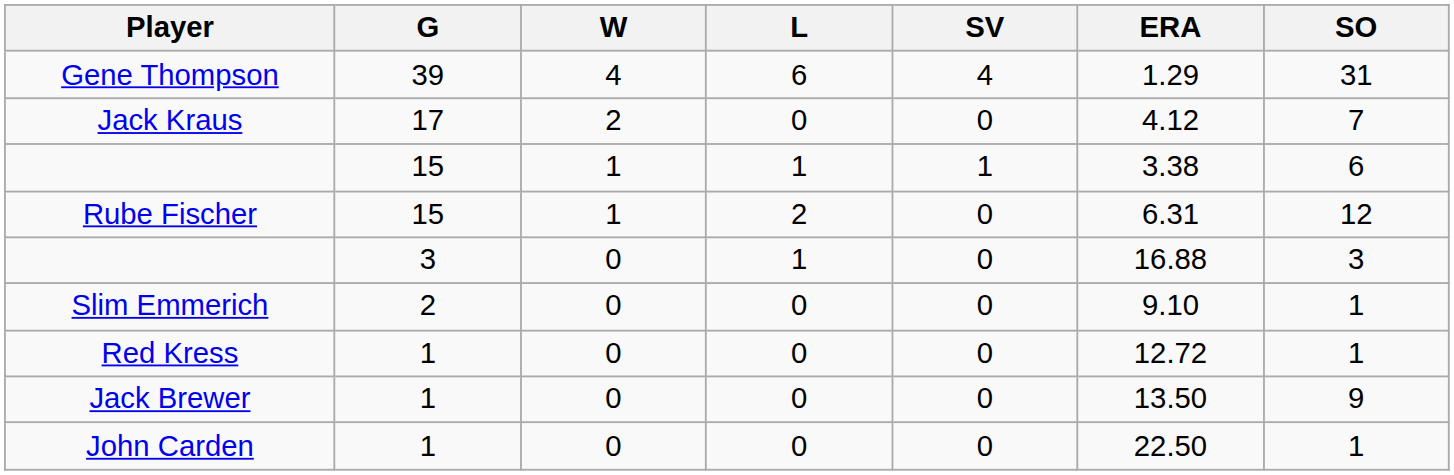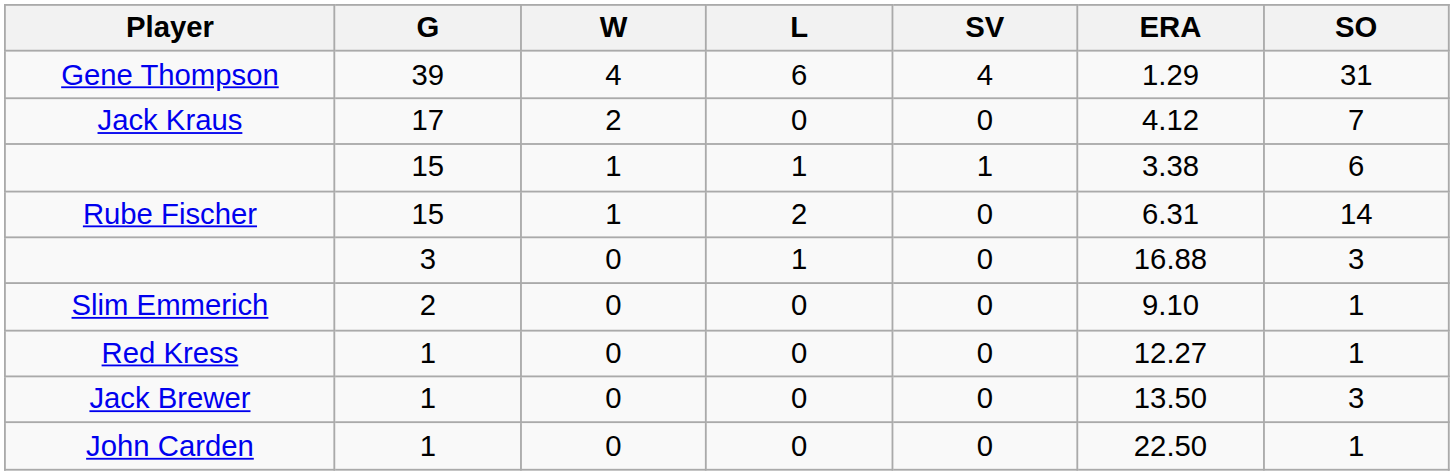(1356, 213) 12 -> (1356, 213) 14
(1170, 352) 12.72 -> (1170, 352) 12.27
(1356, 399) 9 -> (1356, 399) 3
